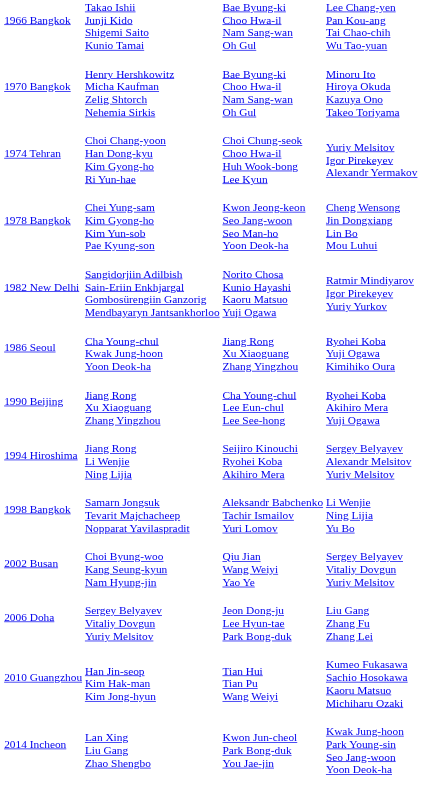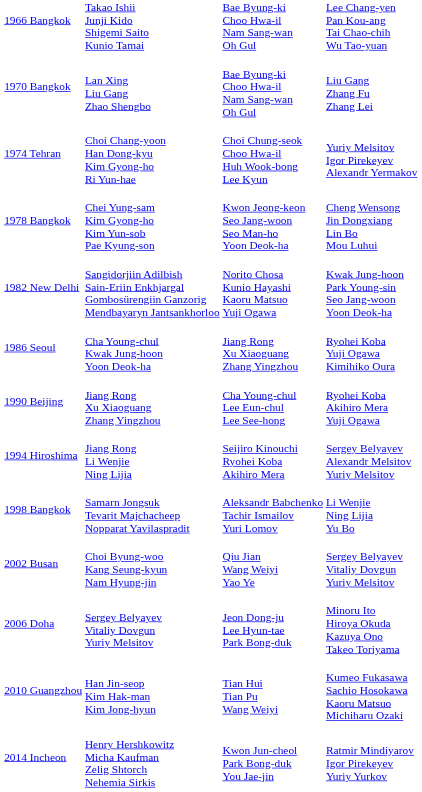(130, 93) Henry Hershkowitz Micha Kaufman Zelig Shtorch Nehemia Sirkis -> (118, 93) Lan Xing Liu Gang Zhao Shengbo
(363, 93) Minoru Ito Hiroya Okuda Kazuya Ono Takeo Toriyama -> (349, 93) Liu Gang Zhang Fu Zhang Lei
(370, 293) Ratmir Mindiyarov Igor Pirekeyev Yuriy Yurkov -> (365, 293) Kwak Jung-hoon Park Young-sin Seo Jang-woon Yoon Deok-ha
(349, 623) Liu Gang Zhang Fu Zhang Lei -> (363, 630) Minoru Ito Hiroya Okuda Kazuya Ono Takeo Toriyama
(118, 750) Lan Xing Liu Gang Zhao Shengbo -> (130, 763) Henry Hershkowitz Micha Kaufman Zelig Shtorch Nehemia Sirkis
(365, 750) Kwak Jung-hoon Park Young-sin Seo Jang-woon Yoon Deok-ha -> (370, 763) Ratmir Mindiyarov Igor Pirekeyev Yuriy Yurkov
